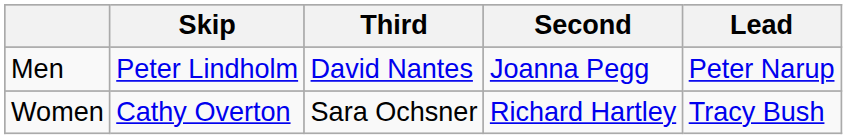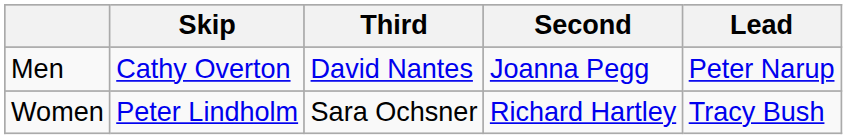(207, 68) Peter Lindholm -> (203, 68) Cathy Overton
(203, 111) Cathy Overton -> (207, 111) Peter Lindholm
